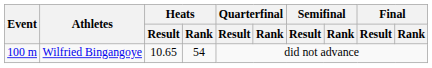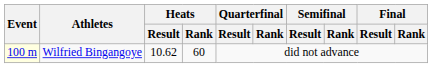(22, 53) no background -> (22, 53) lightyellow background
(164, 53) 10.65 -> (164, 53) 10.62
(199, 53) 54 -> (199, 53) 60
